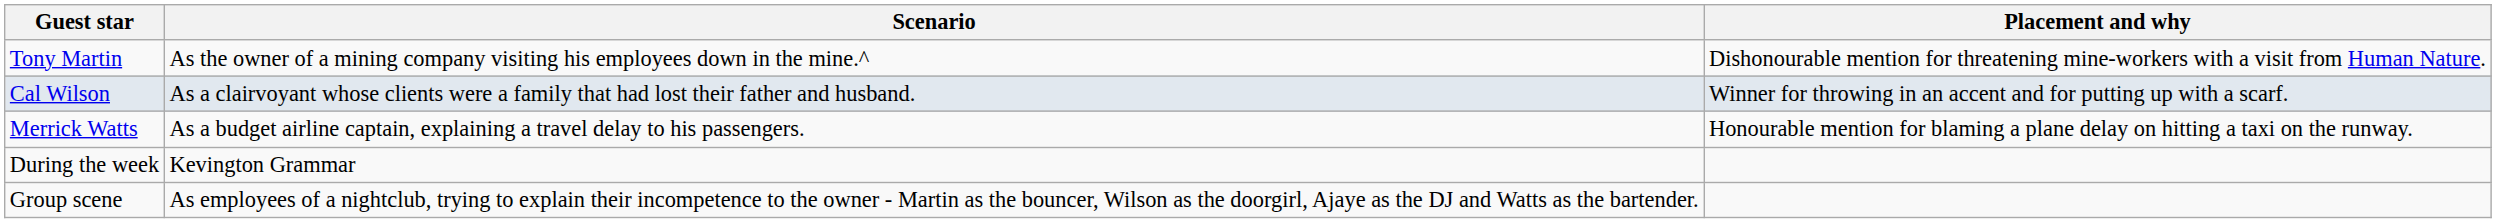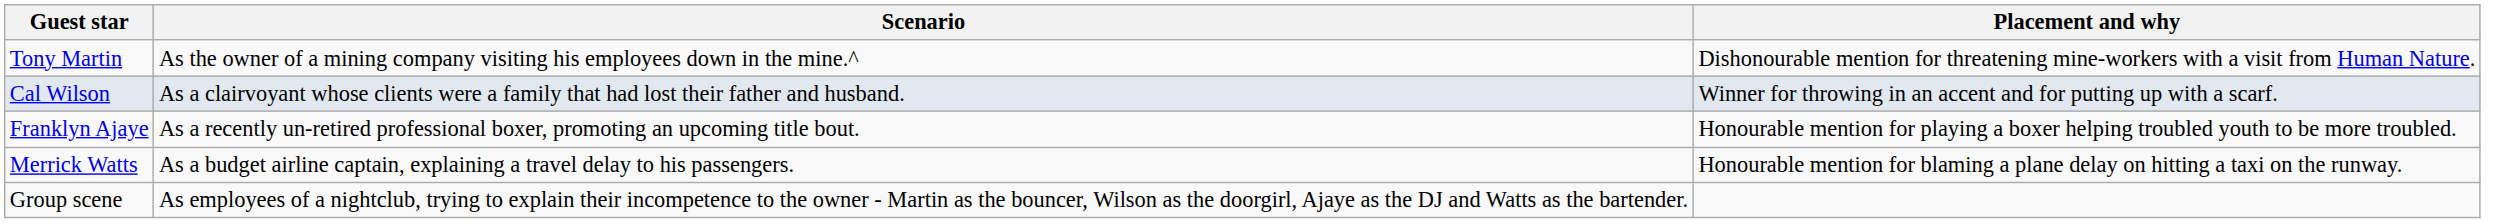+ row: (79, 128)
- row: (85, 164)
